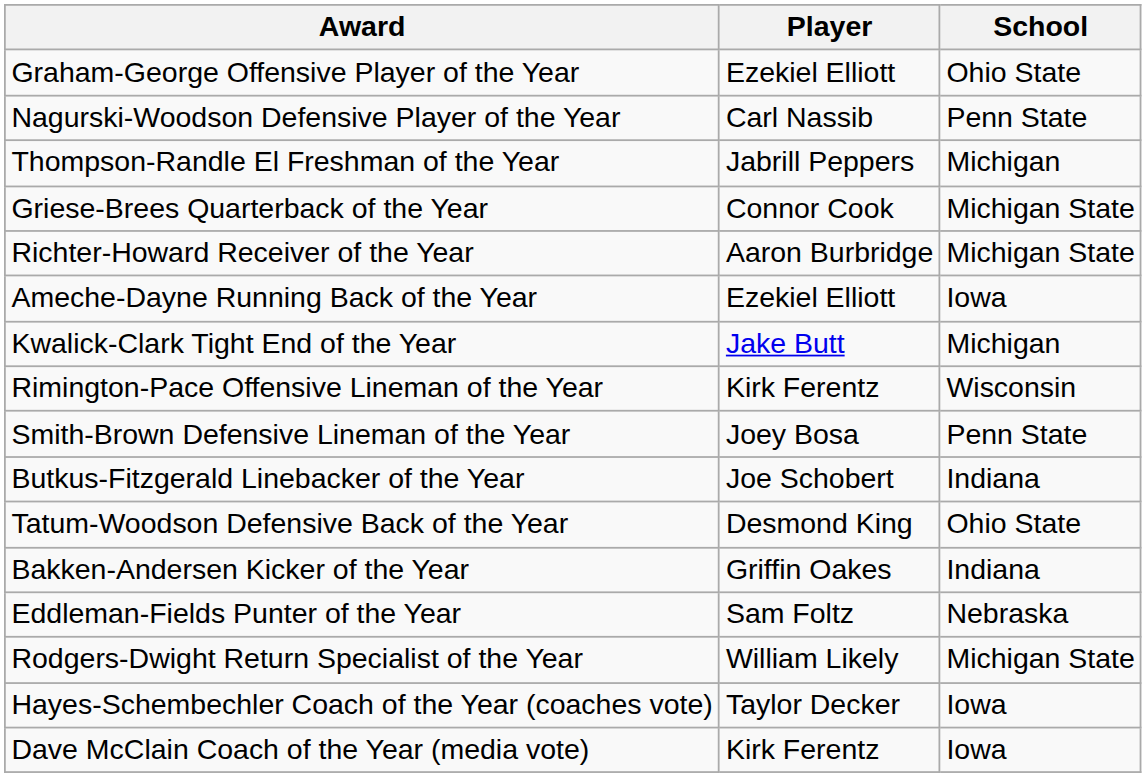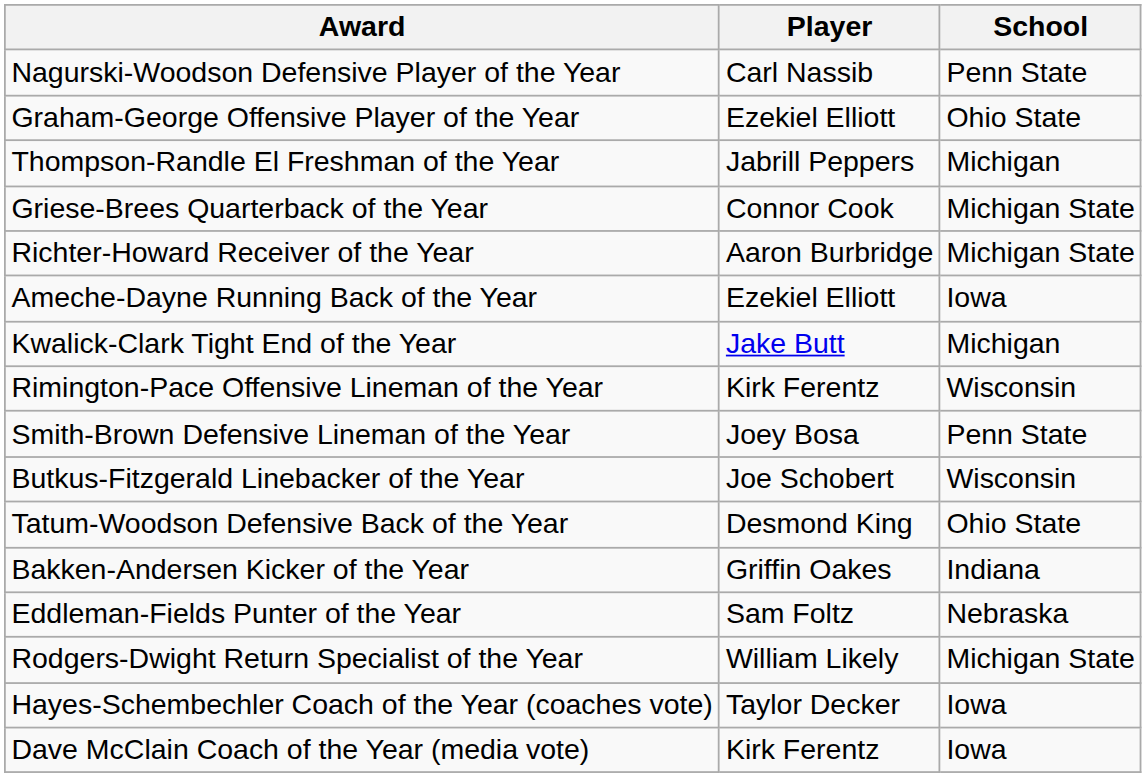rows swapped: (295, 72) <-> (316, 117)
(993, 478) Indiana -> (1011, 478) Wisconsin
